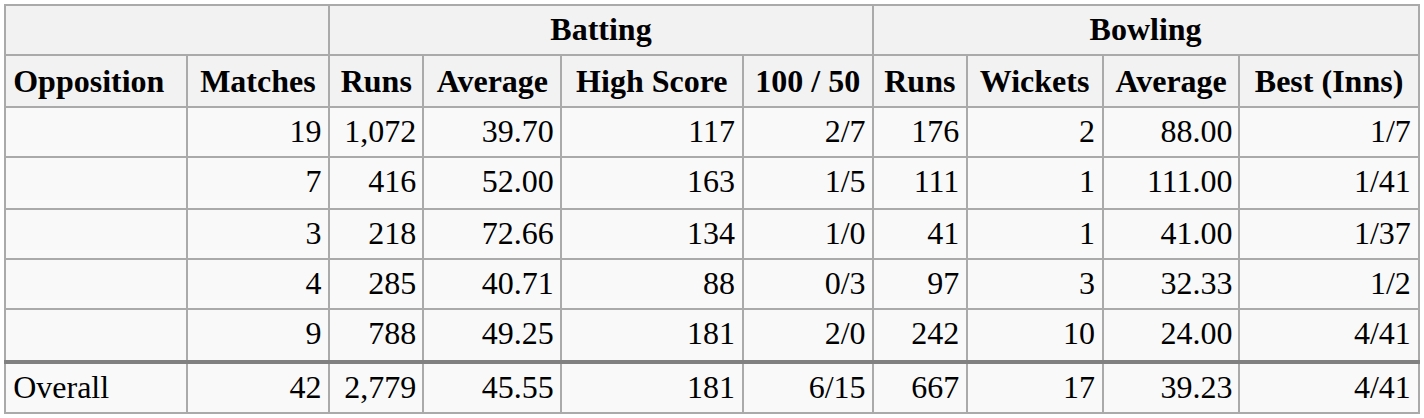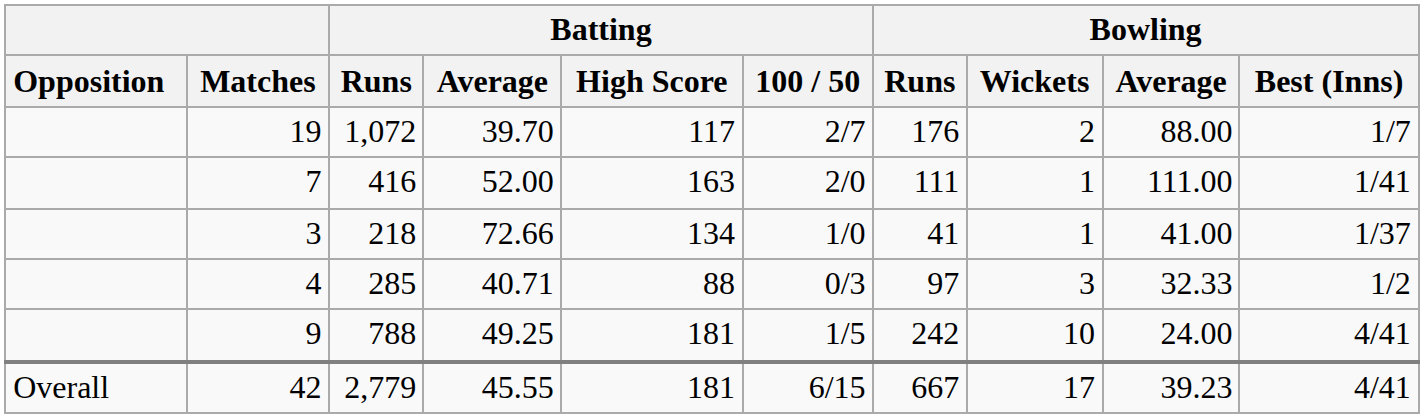(845, 182) 1/5 -> (845, 182) 2/0
(845, 334) 2/0 -> (845, 334) 1/5
